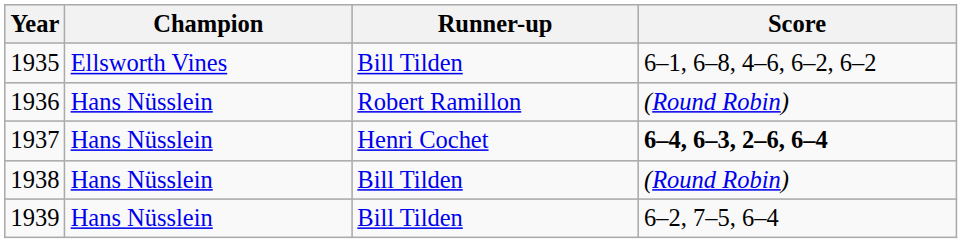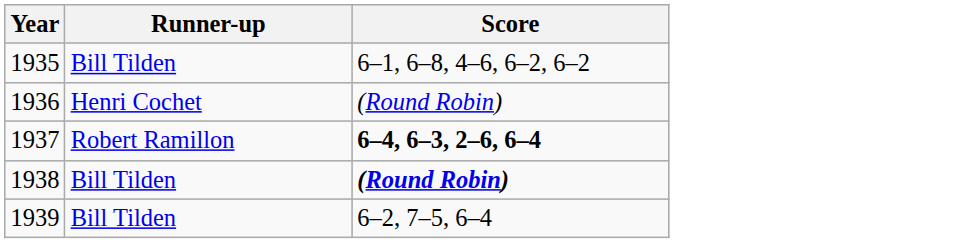- column: (208, 23)
(439, 101) Robert Ramillon -> (136, 101) Henri Cochet
(423, 140) Henri Cochet -> (153, 140) Robert Ramillon
(716, 179) normal -> (433, 179) bold
